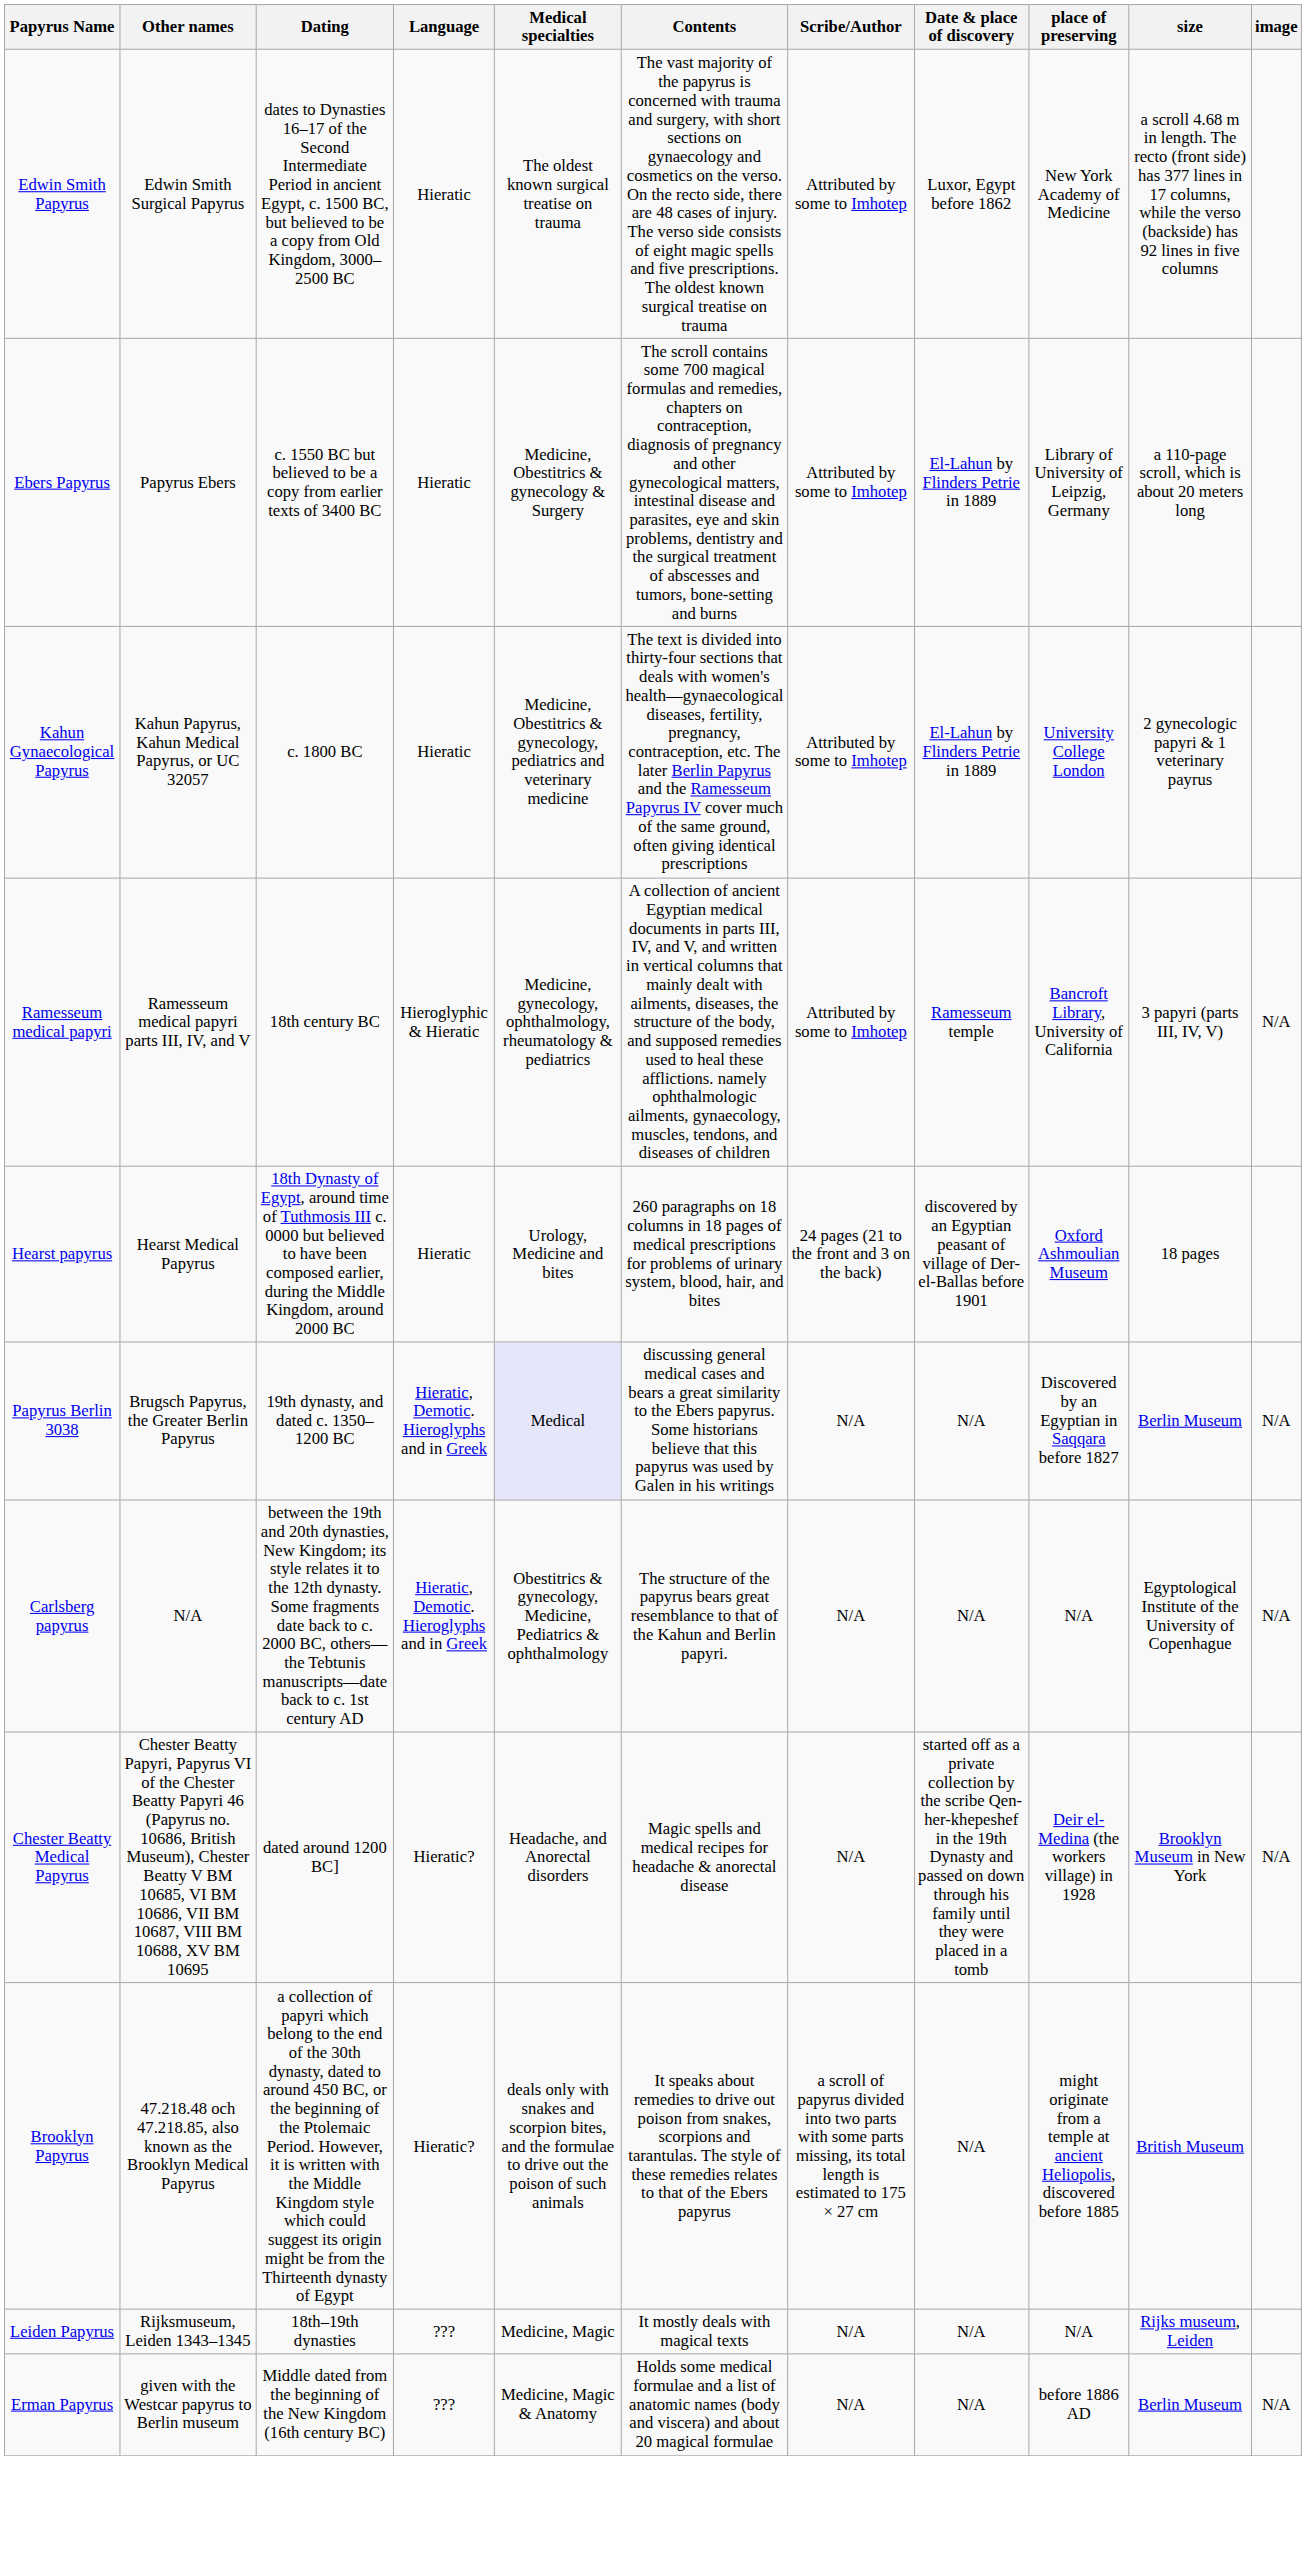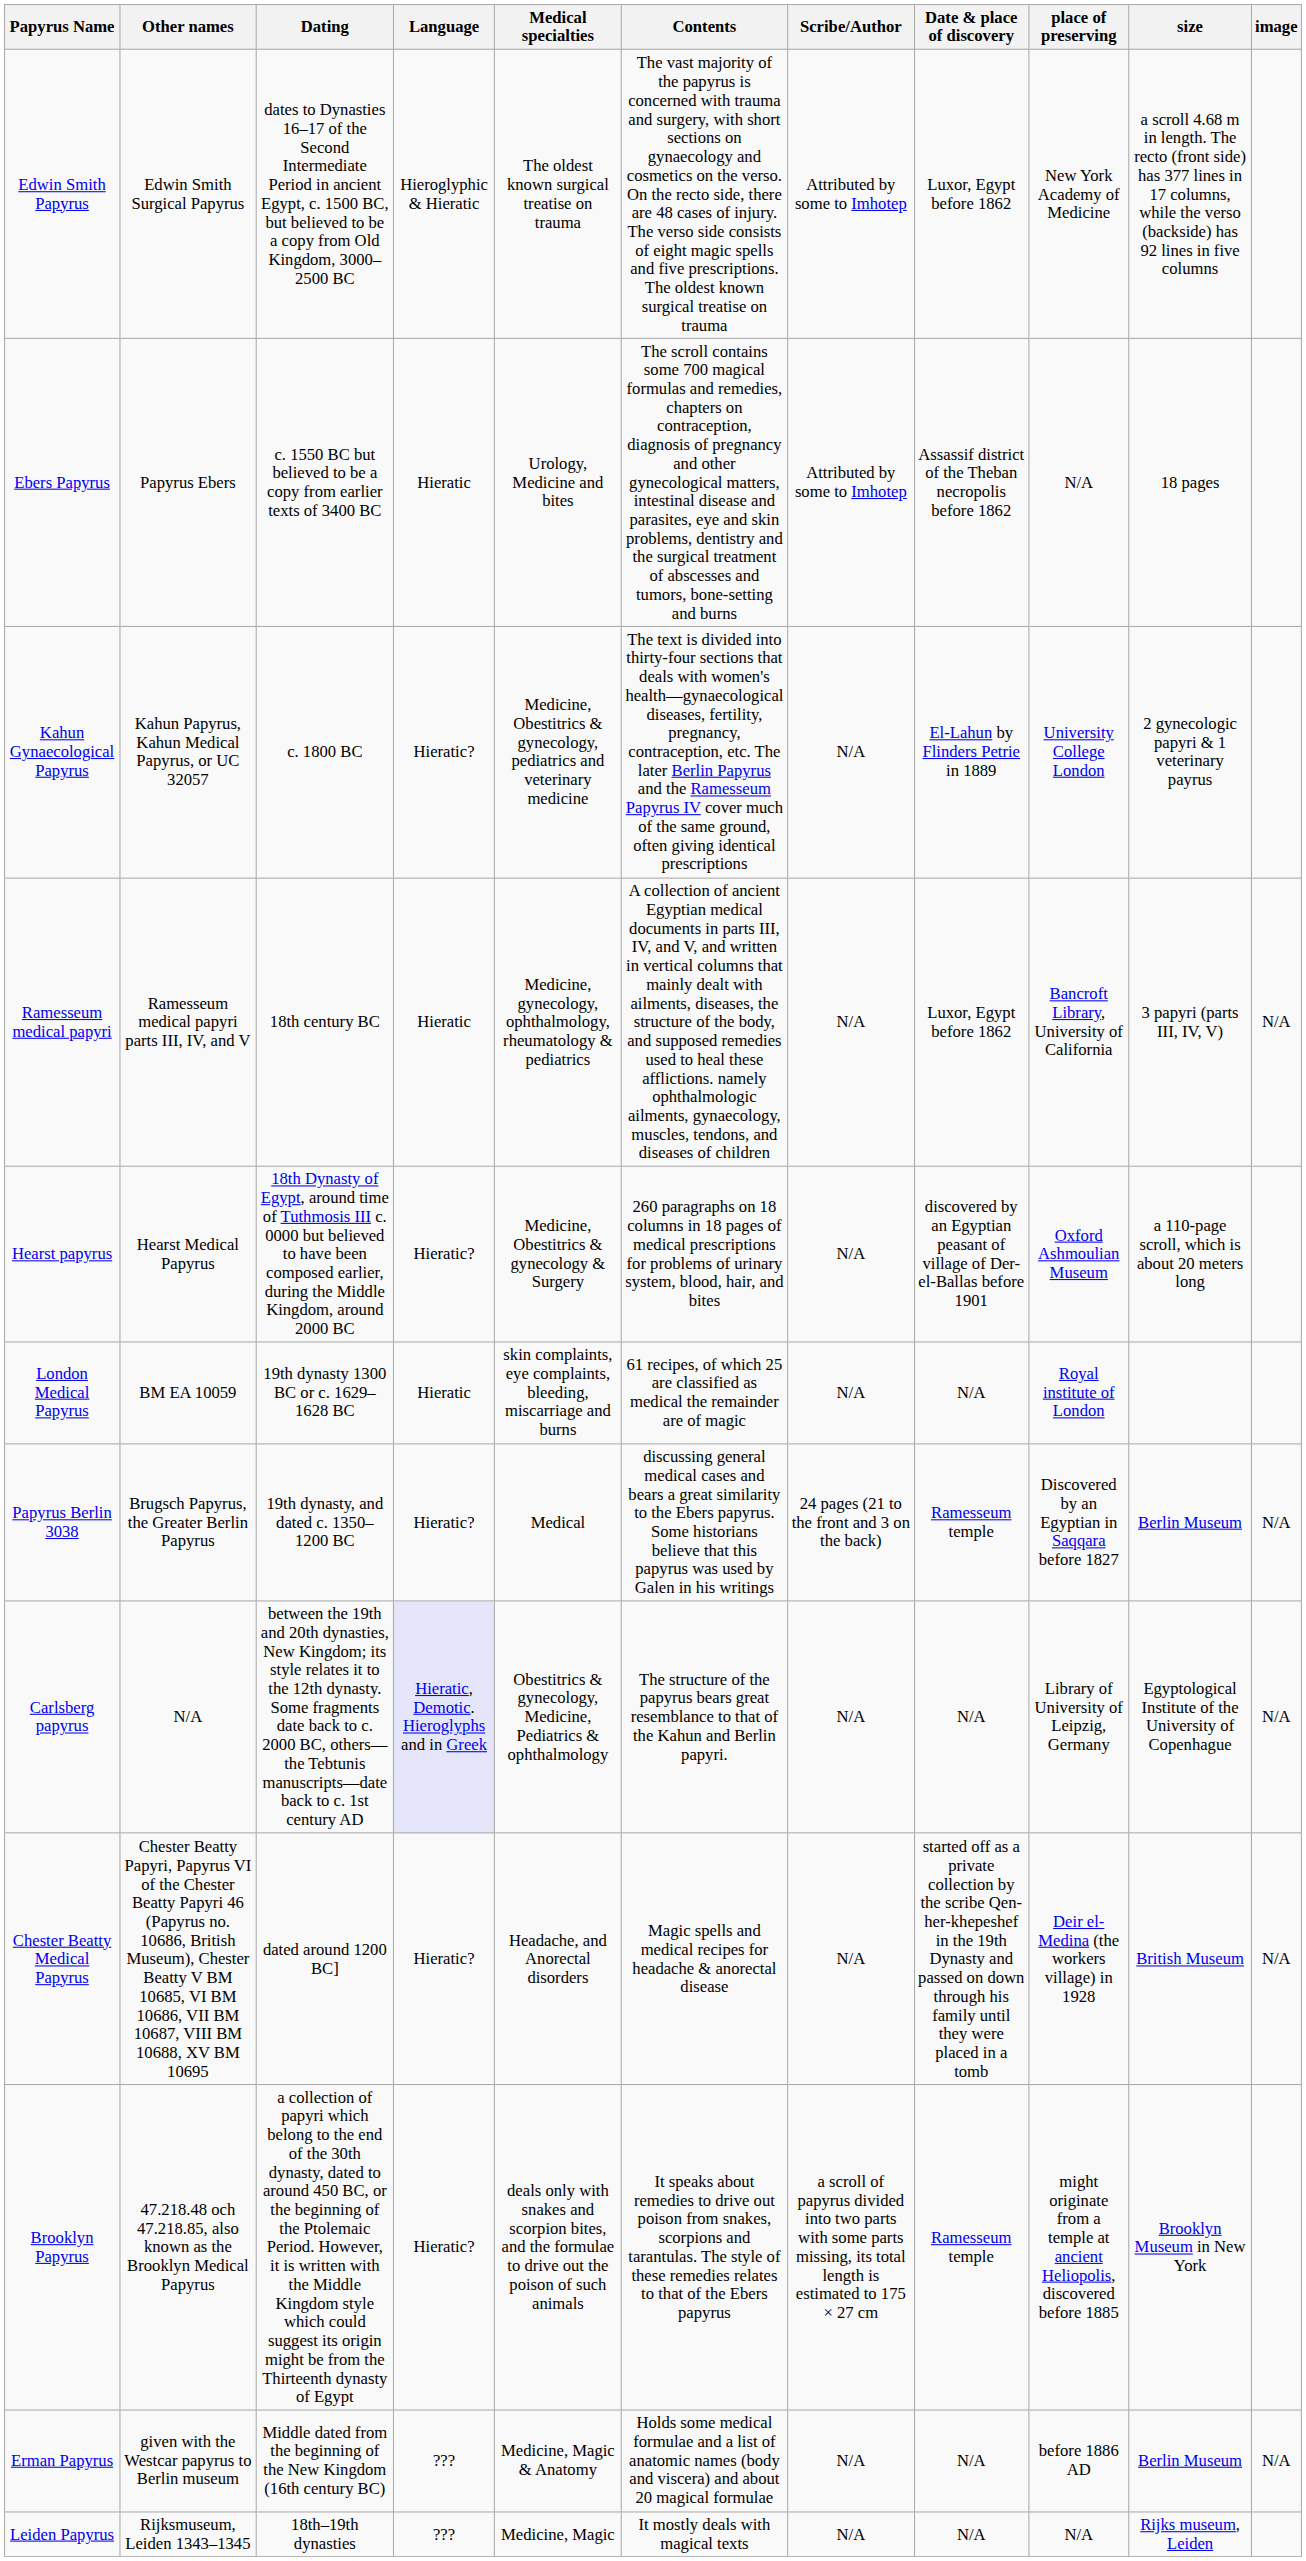(444, 193) Hieratic -> (444, 193) Hieroglyphic & Hieratic
(558, 482) Medicine, Obestitrics & gynecology & Surgery -> (558, 482) Urology, Medicine and bites
(971, 482) El-Lahun by Flinders Petrie in 1889 -> (971, 482) Assassif district of the Theban necropolis before 1862
(1079, 482) Library of University of Leipzig, Germany -> (1079, 482) N/A
(1190, 482) a 110-page scroll, which is about 20 meters long -> (1190, 482) 18 pages
(444, 752) Hieratic -> (444, 752) Hieratic?
(851, 752) Attributed by some to Imhotep -> (851, 752) N/A
(444, 1021) Hieroglyphic & Hieratic -> (444, 1021) Hieratic
(851, 1021) Attributed by some to Imhotep -> (851, 1021) N/A
(971, 1021) Ramesseum temple -> (971, 1021) Luxor, Egypt before 1862
(444, 1254) Hieratic -> (444, 1254) Hieratic?
(558, 1254) Urology, Medicine and bites -> (558, 1254) Medicine, Obestitrics & gynecology & Surgery
(851, 1254) 24 pages (21 to the front and 3 on the back) -> (851, 1254) N/A
(1190, 1254) 18 pages -> (1190, 1254) a 110-page scroll, which is about 20 meters long
+ row: (62, 1392)
(444, 1420) Hieratic, Demotic. Hieroglyphs and in Greek -> (444, 1522) Hieratic?
(558, 1420) lavender background -> (558, 1522) no background
(851, 1420) N/A -> (851, 1522) 24 pages (21 to the front and 3 on the back)
(971, 1420) N/A -> (971, 1522) Ramesseum temple
(444, 1615) no background -> (444, 1717) lavender background
(1079, 1615) N/A -> (1079, 1717) Library of University of Leipzig, Germany
(1190, 1857) Brooklyn Museum in New York -> (1190, 1958) British Museum
(971, 2145) N/A -> (971, 2247) Ramesseum temple
(1190, 2145) British Museum -> (1190, 2247) Brooklyn Museum in New York
rows swapped: (62, 2404) <-> (62, 2331)
